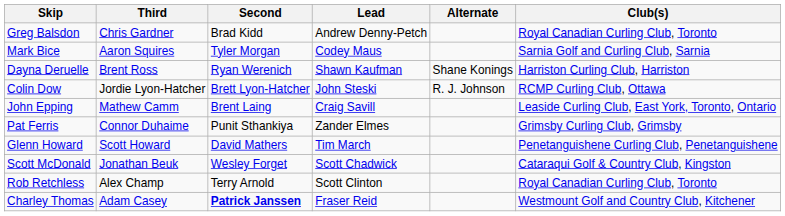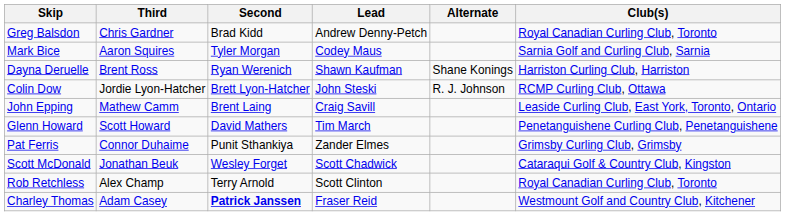rows swapped: (33, 126) <-> (45, 145)
